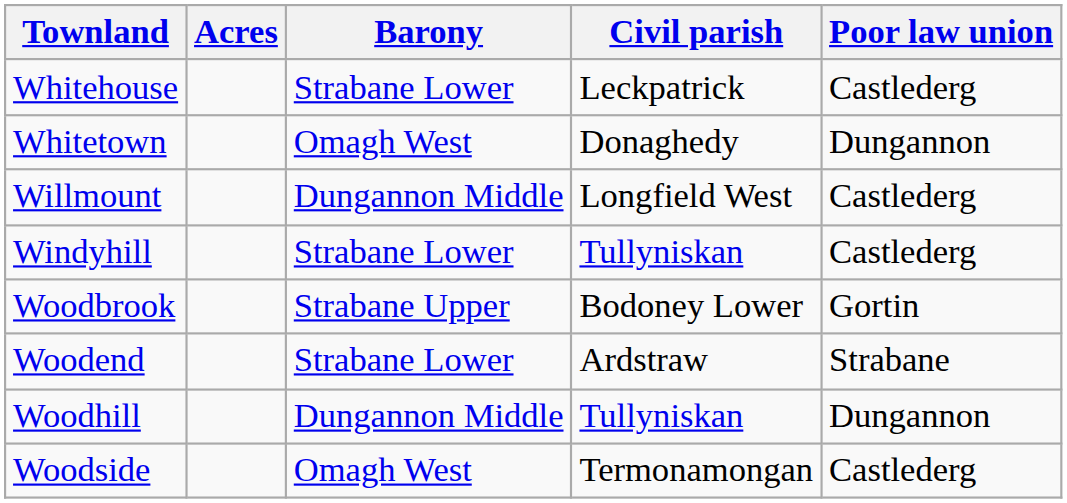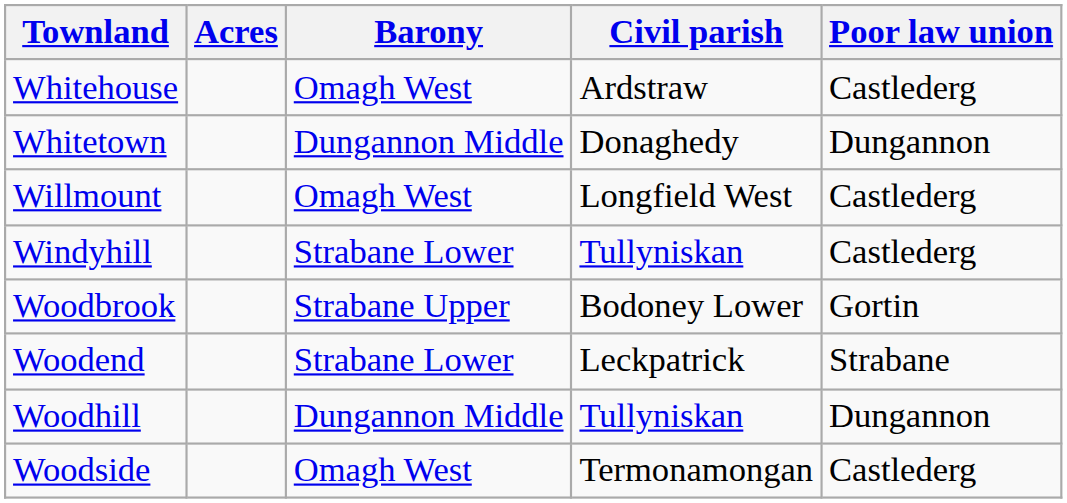(404, 86) Strabane Lower -> (383, 86) Omagh West
(662, 86) Leckpatrick -> (644, 86) Ardstraw
(383, 141) Omagh West -> (429, 141) Dungannon Middle
(429, 196) Dungannon Middle -> (383, 196) Omagh West
(644, 360) Ardstraw -> (662, 360) Leckpatrick
